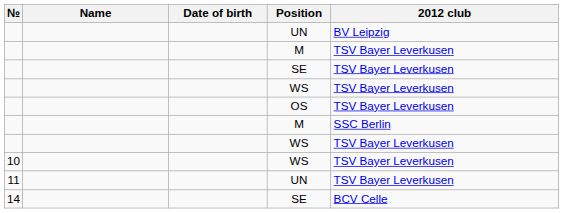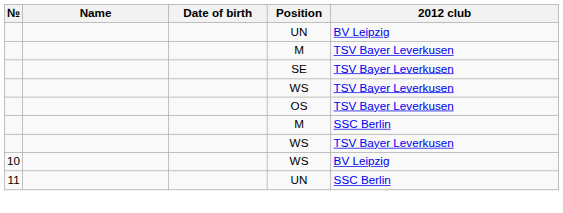(394, 161) TSV Bayer Leverkusen -> (362, 161) BV Leipzig
(394, 180) TSV Bayer Leverkusen -> (362, 180) SSC Berlin
- row: (14, 198)
